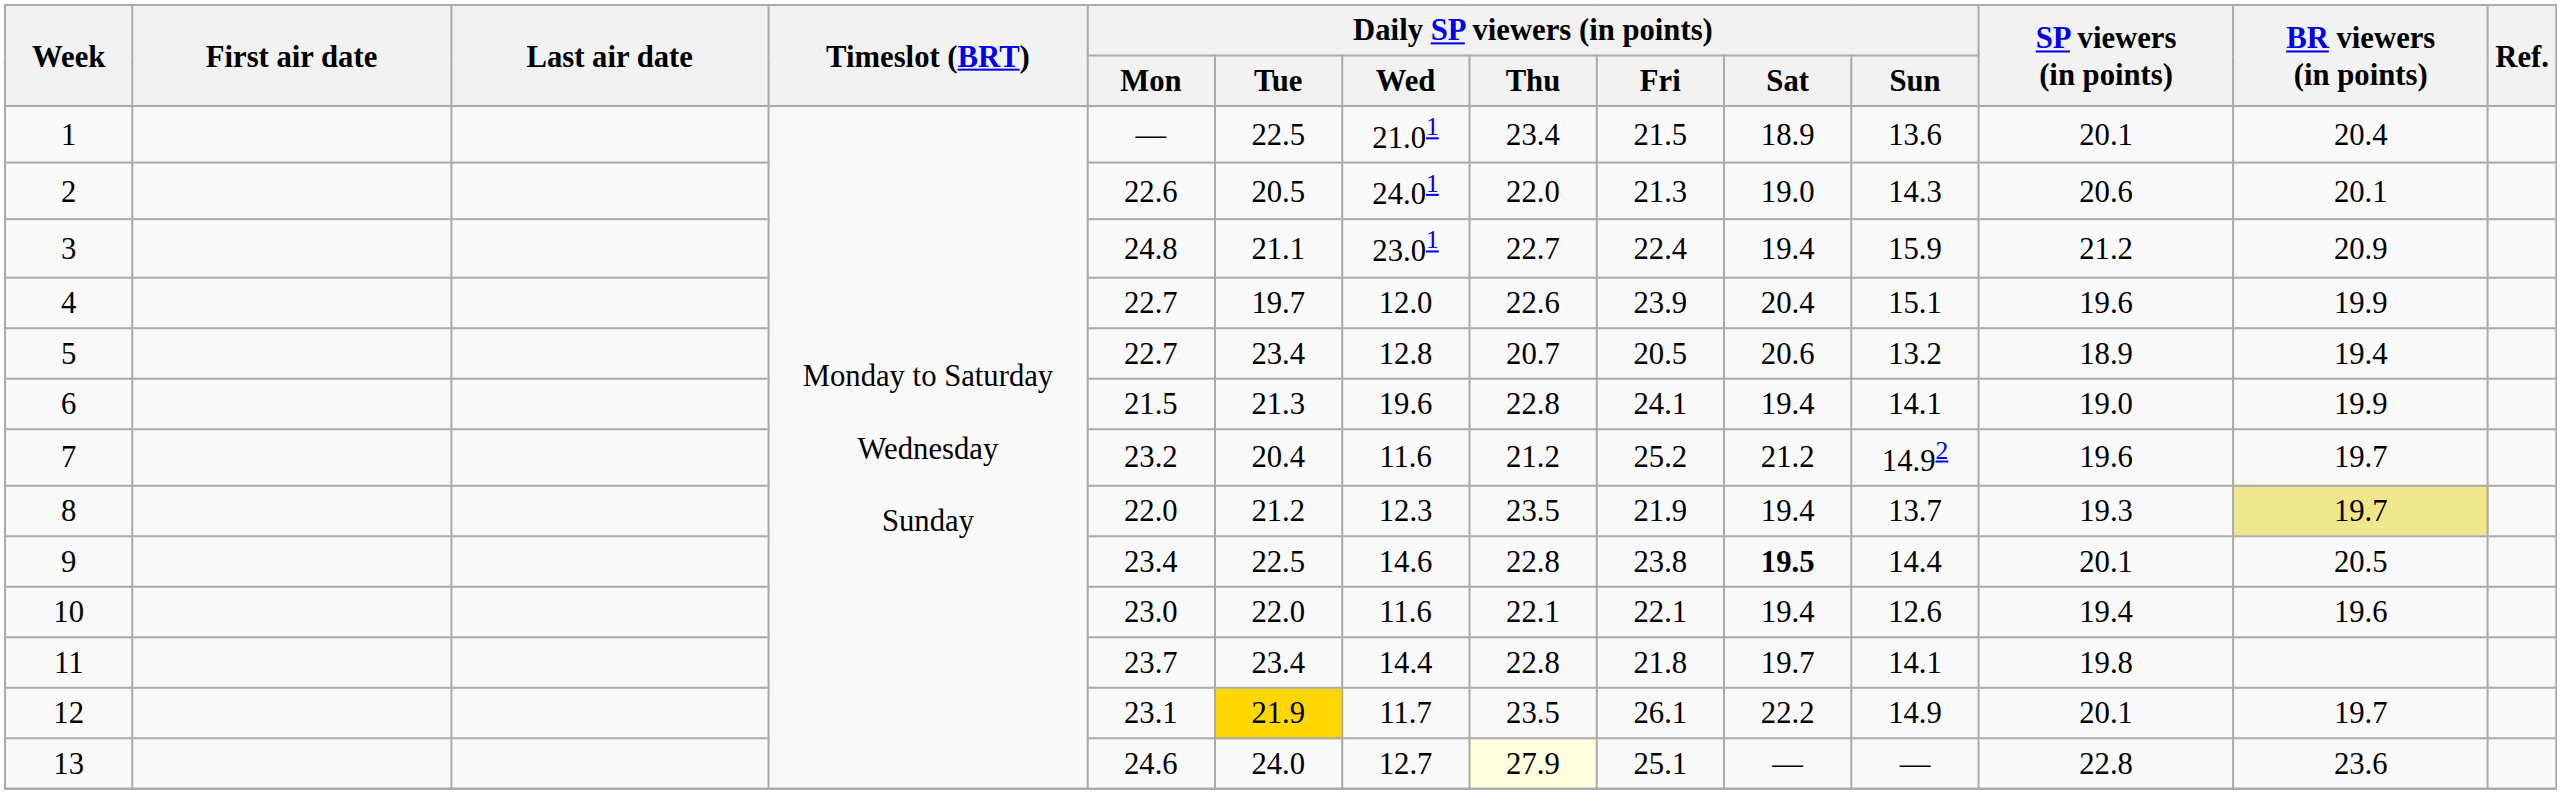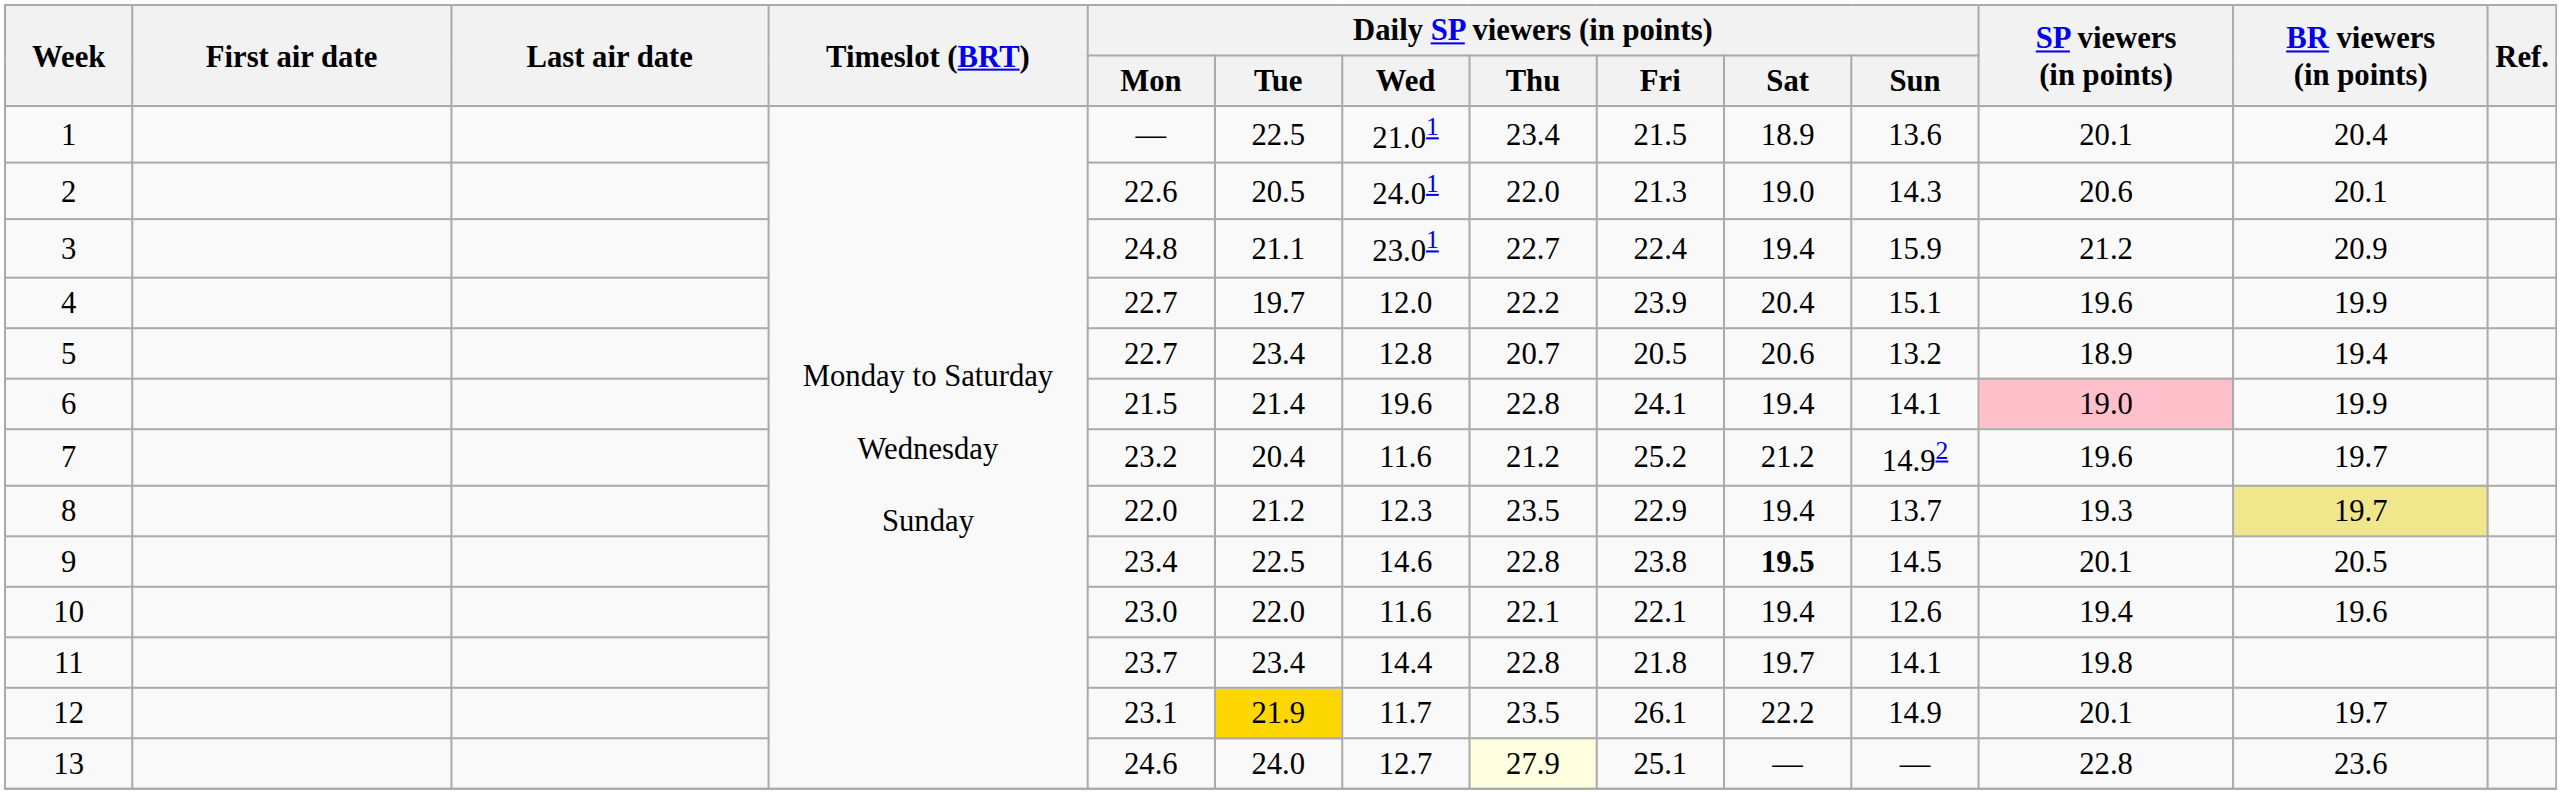(1533, 301) 22.6 -> (1533, 301) 22.2
(1278, 402) 21.3 -> (1278, 402) 21.4
(2106, 402) no background -> (2106, 402) pink background
(1660, 510) 21.9 -> (1660, 510) 22.9
(1915, 561) 14.4 -> (1915, 561) 14.5
